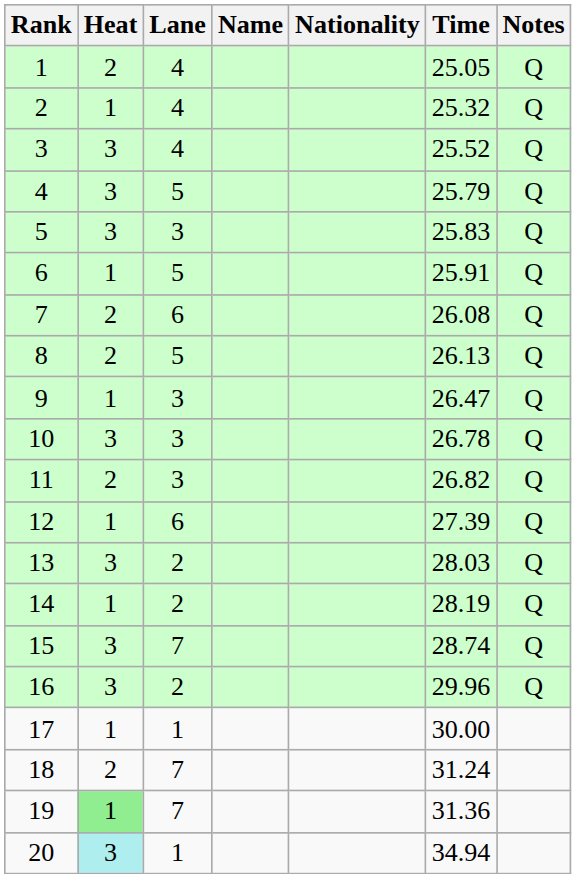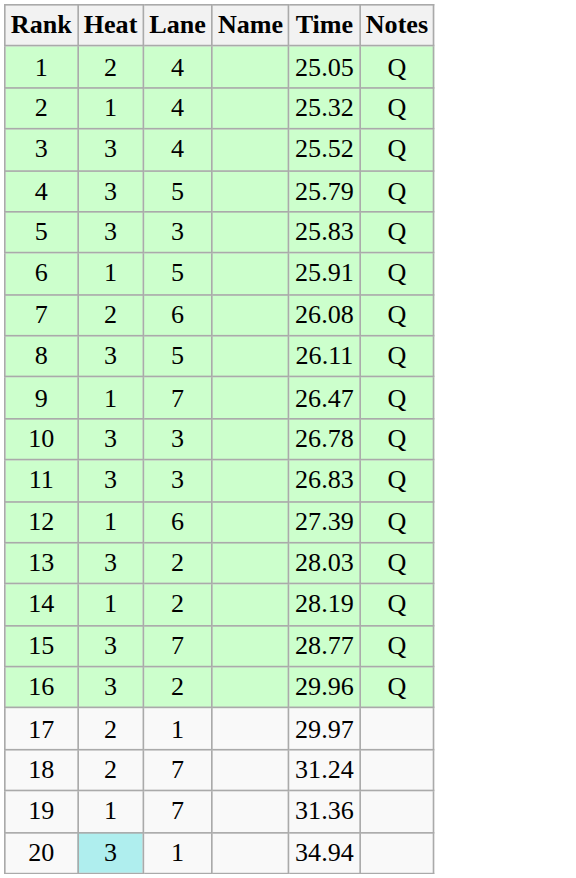- column: (357, 25)
(111, 356) 2 -> (111, 356) 3
(461, 356) 26.13 -> (324, 356) 26.11
(178, 397) 3 -> (178, 397) 7
(111, 480) 2 -> (111, 480) 3
(461, 480) 26.82 -> (324, 480) 26.83
(461, 645) 28.74 -> (324, 645) 28.77
(111, 728) 1 -> (111, 728) 2
(461, 728) 30.00 -> (324, 728) 29.97
(111, 811) lightgreen background -> (111, 811) no background
